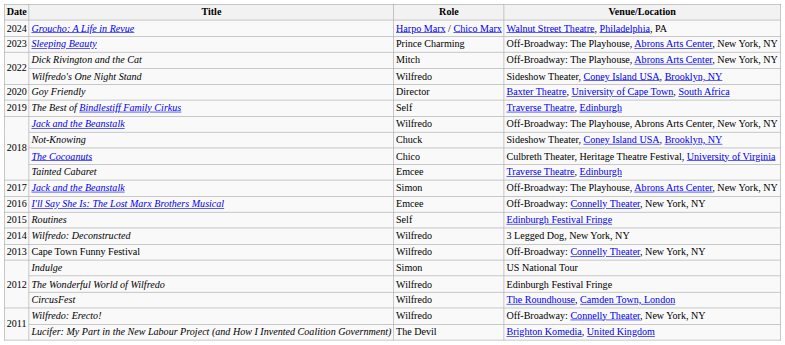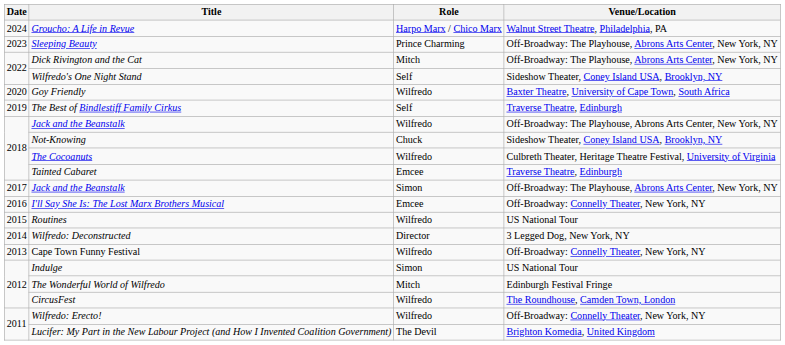(414, 76) Wilfredo -> (404, 76) Self
(413, 92) Director -> (414, 92) Wilfredo
(408, 156) Chico -> (414, 156) Wilfredo
(404, 220) Self -> (414, 220) Wilfredo
(559, 220) Edinburgh Festival Fringe -> (542, 220) US National Tour
(414, 236) Wilfredo -> (413, 236) Director
(414, 284) Wilfredo -> (408, 284) Mitch
